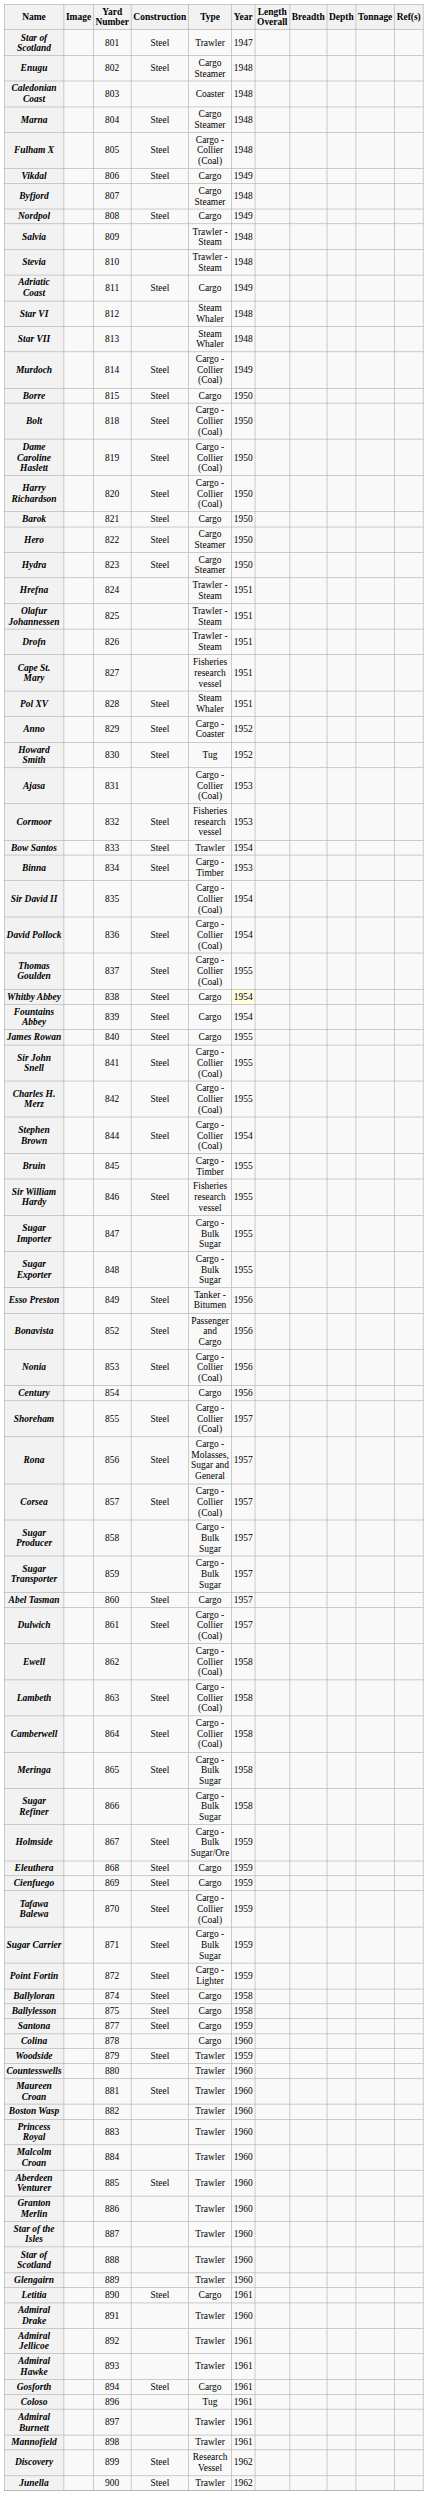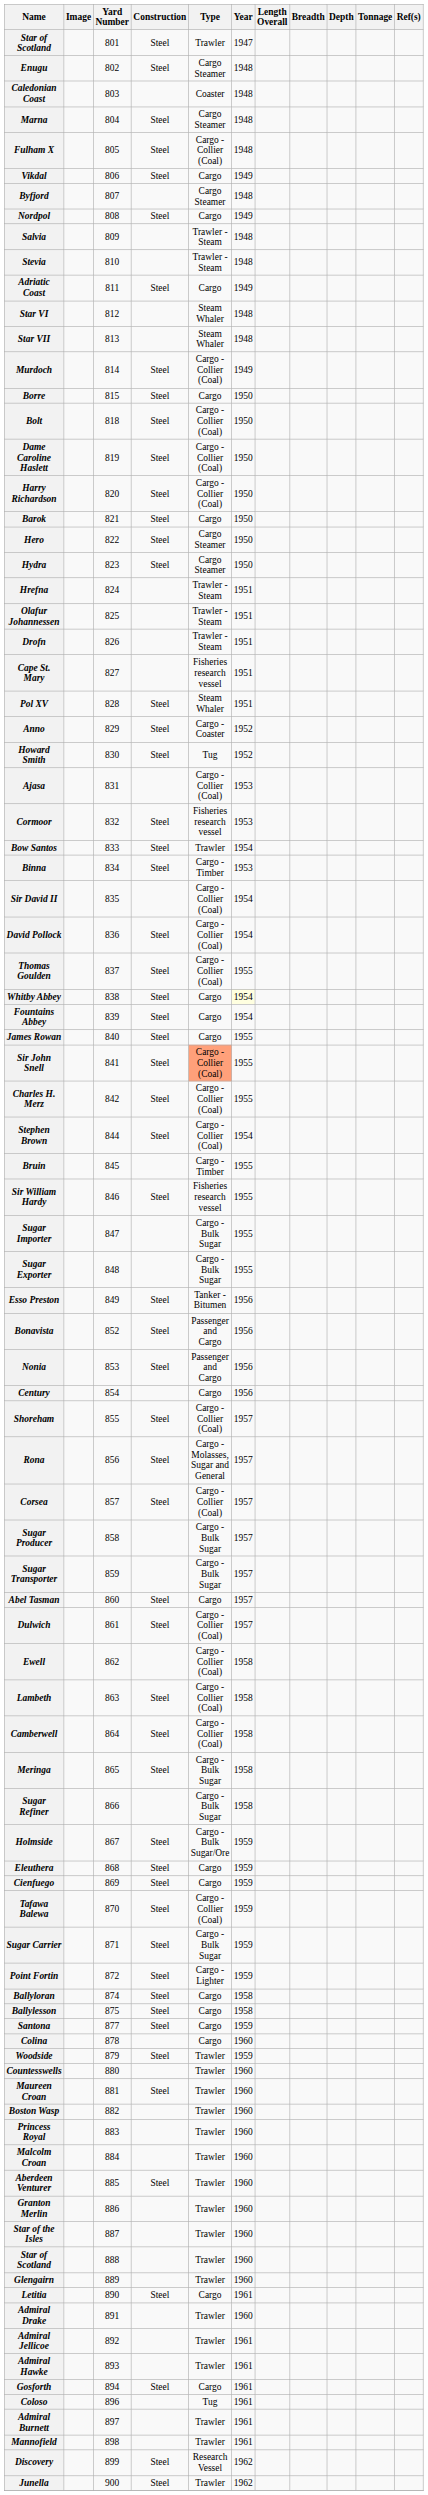(210, 1063) no background -> (210, 1063) lightsalmon background
(210, 1367) Cargo - Collier (Coal) -> (210, 1367) Passenger and Cargo
